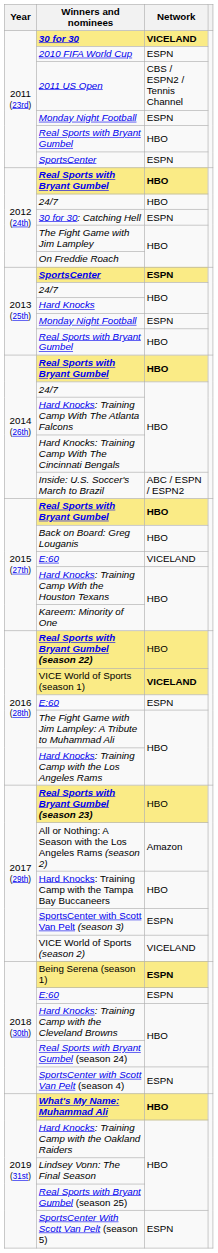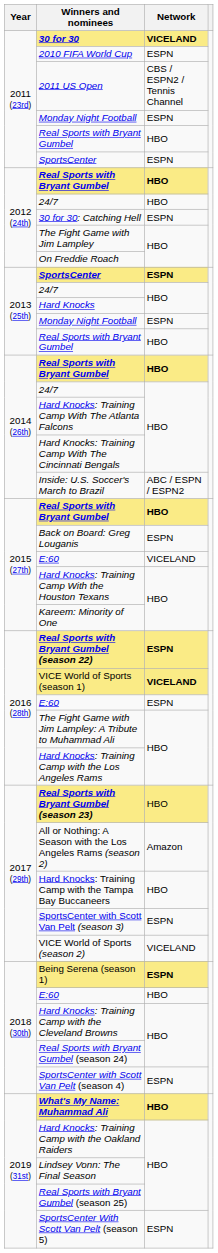(157, 538) HBO -> (160, 538) ESPN
(157, 649) HBO -> (160, 649) ESPN
(160, 995) ESPN -> (157, 995) HBO
